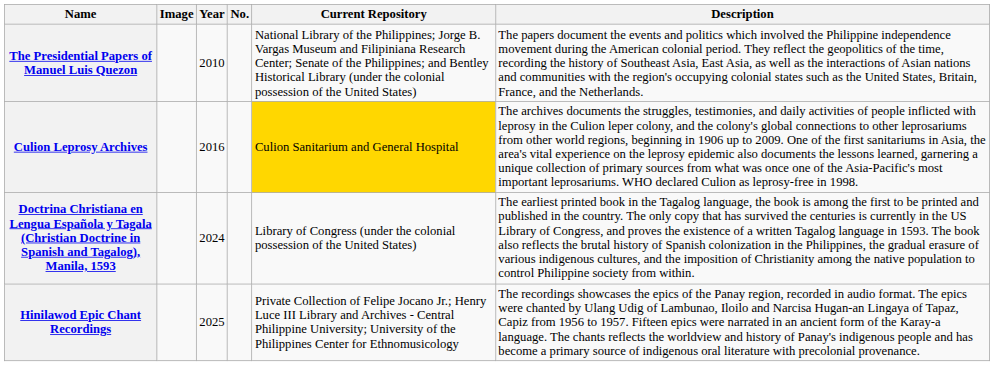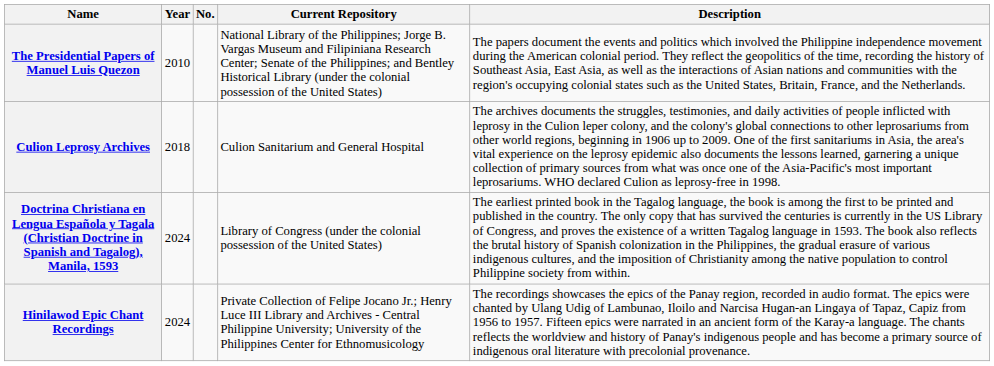- column: (177, 14)
(212, 147) 2016 -> (177, 147) 2018
(357, 147) gold background -> (322, 147) no background
(212, 322) 2025 -> (177, 322) 2024
